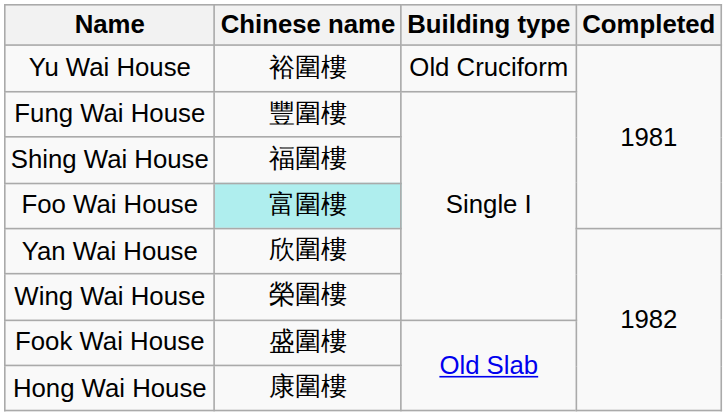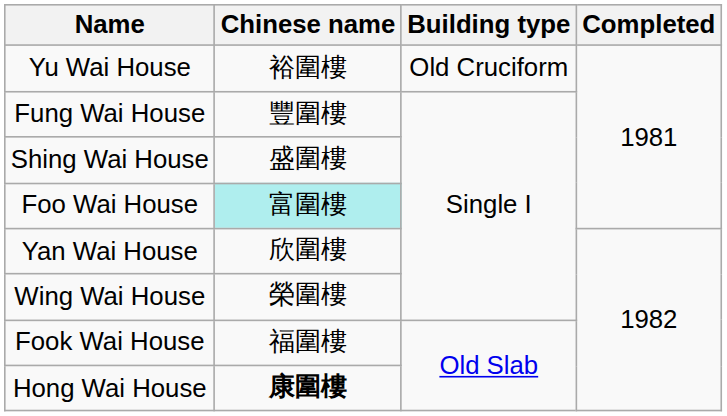(308, 158) 福圍樓 -> (308, 158) 盛圍樓
(308, 341) 盛圍樓 -> (308, 341) 福圍樓
(308, 387) normal -> (308, 387) bold
